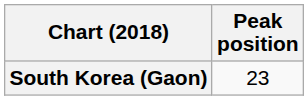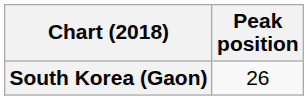(258, 77) 23 -> (258, 77) 26
